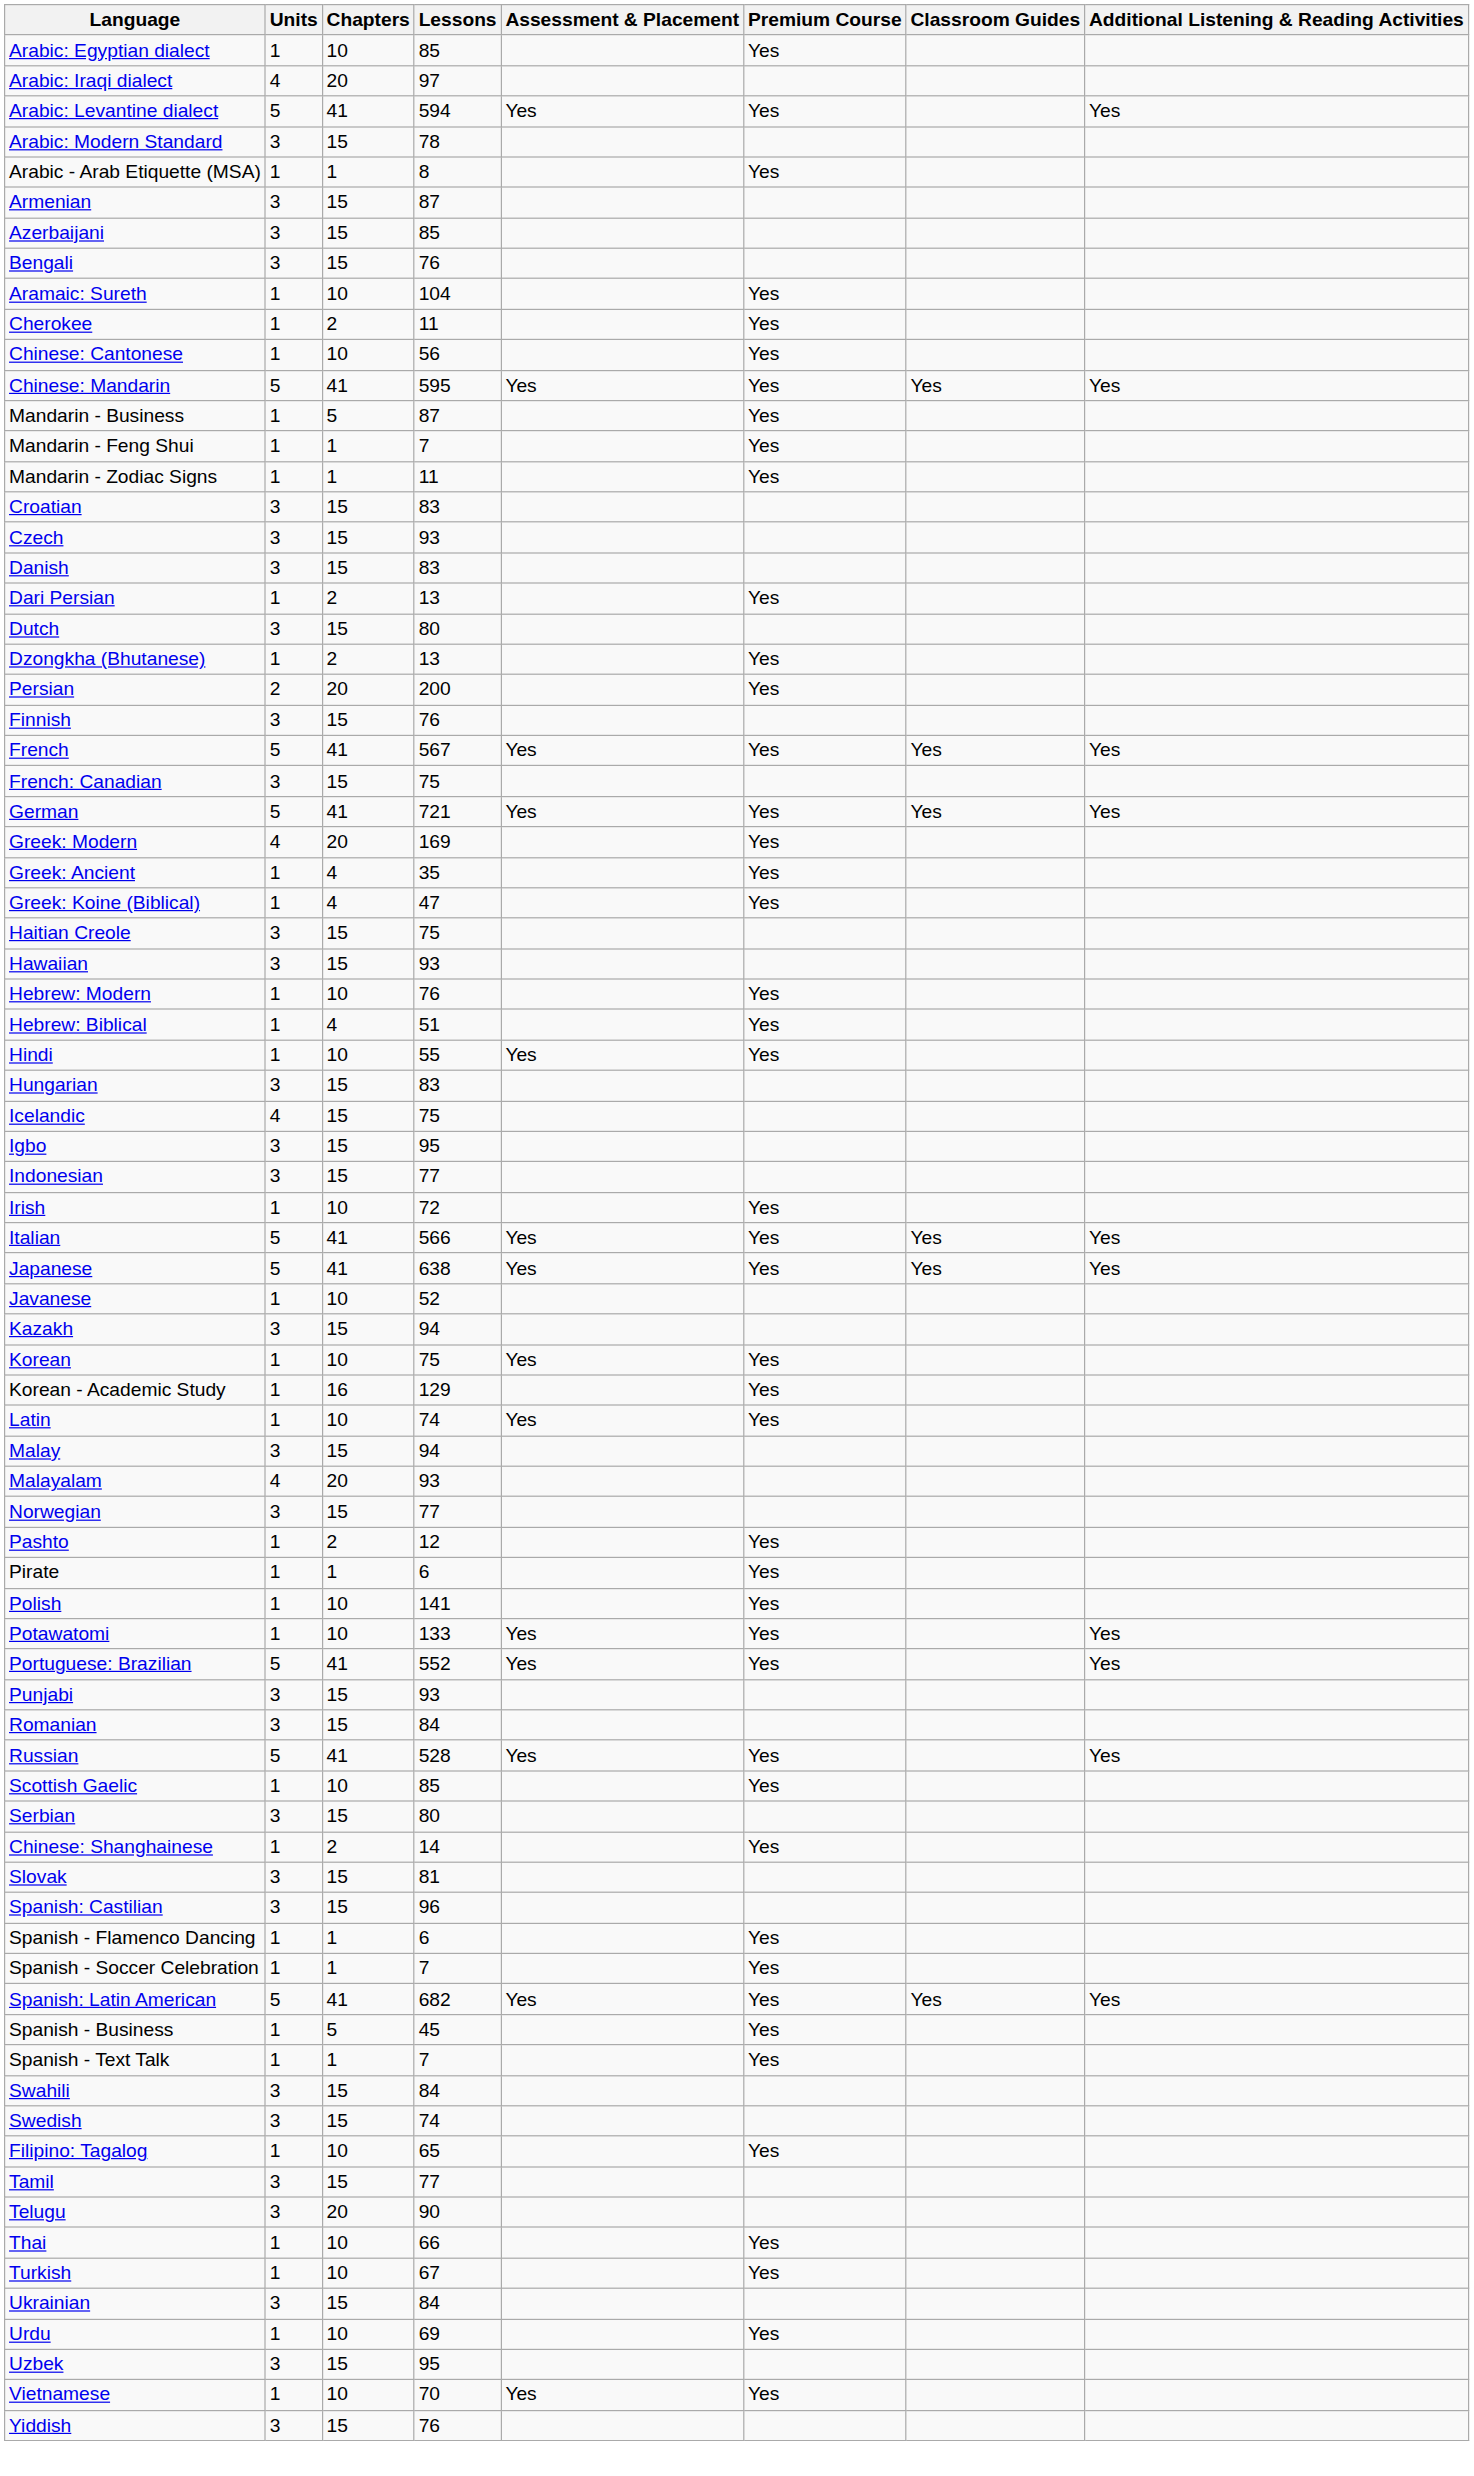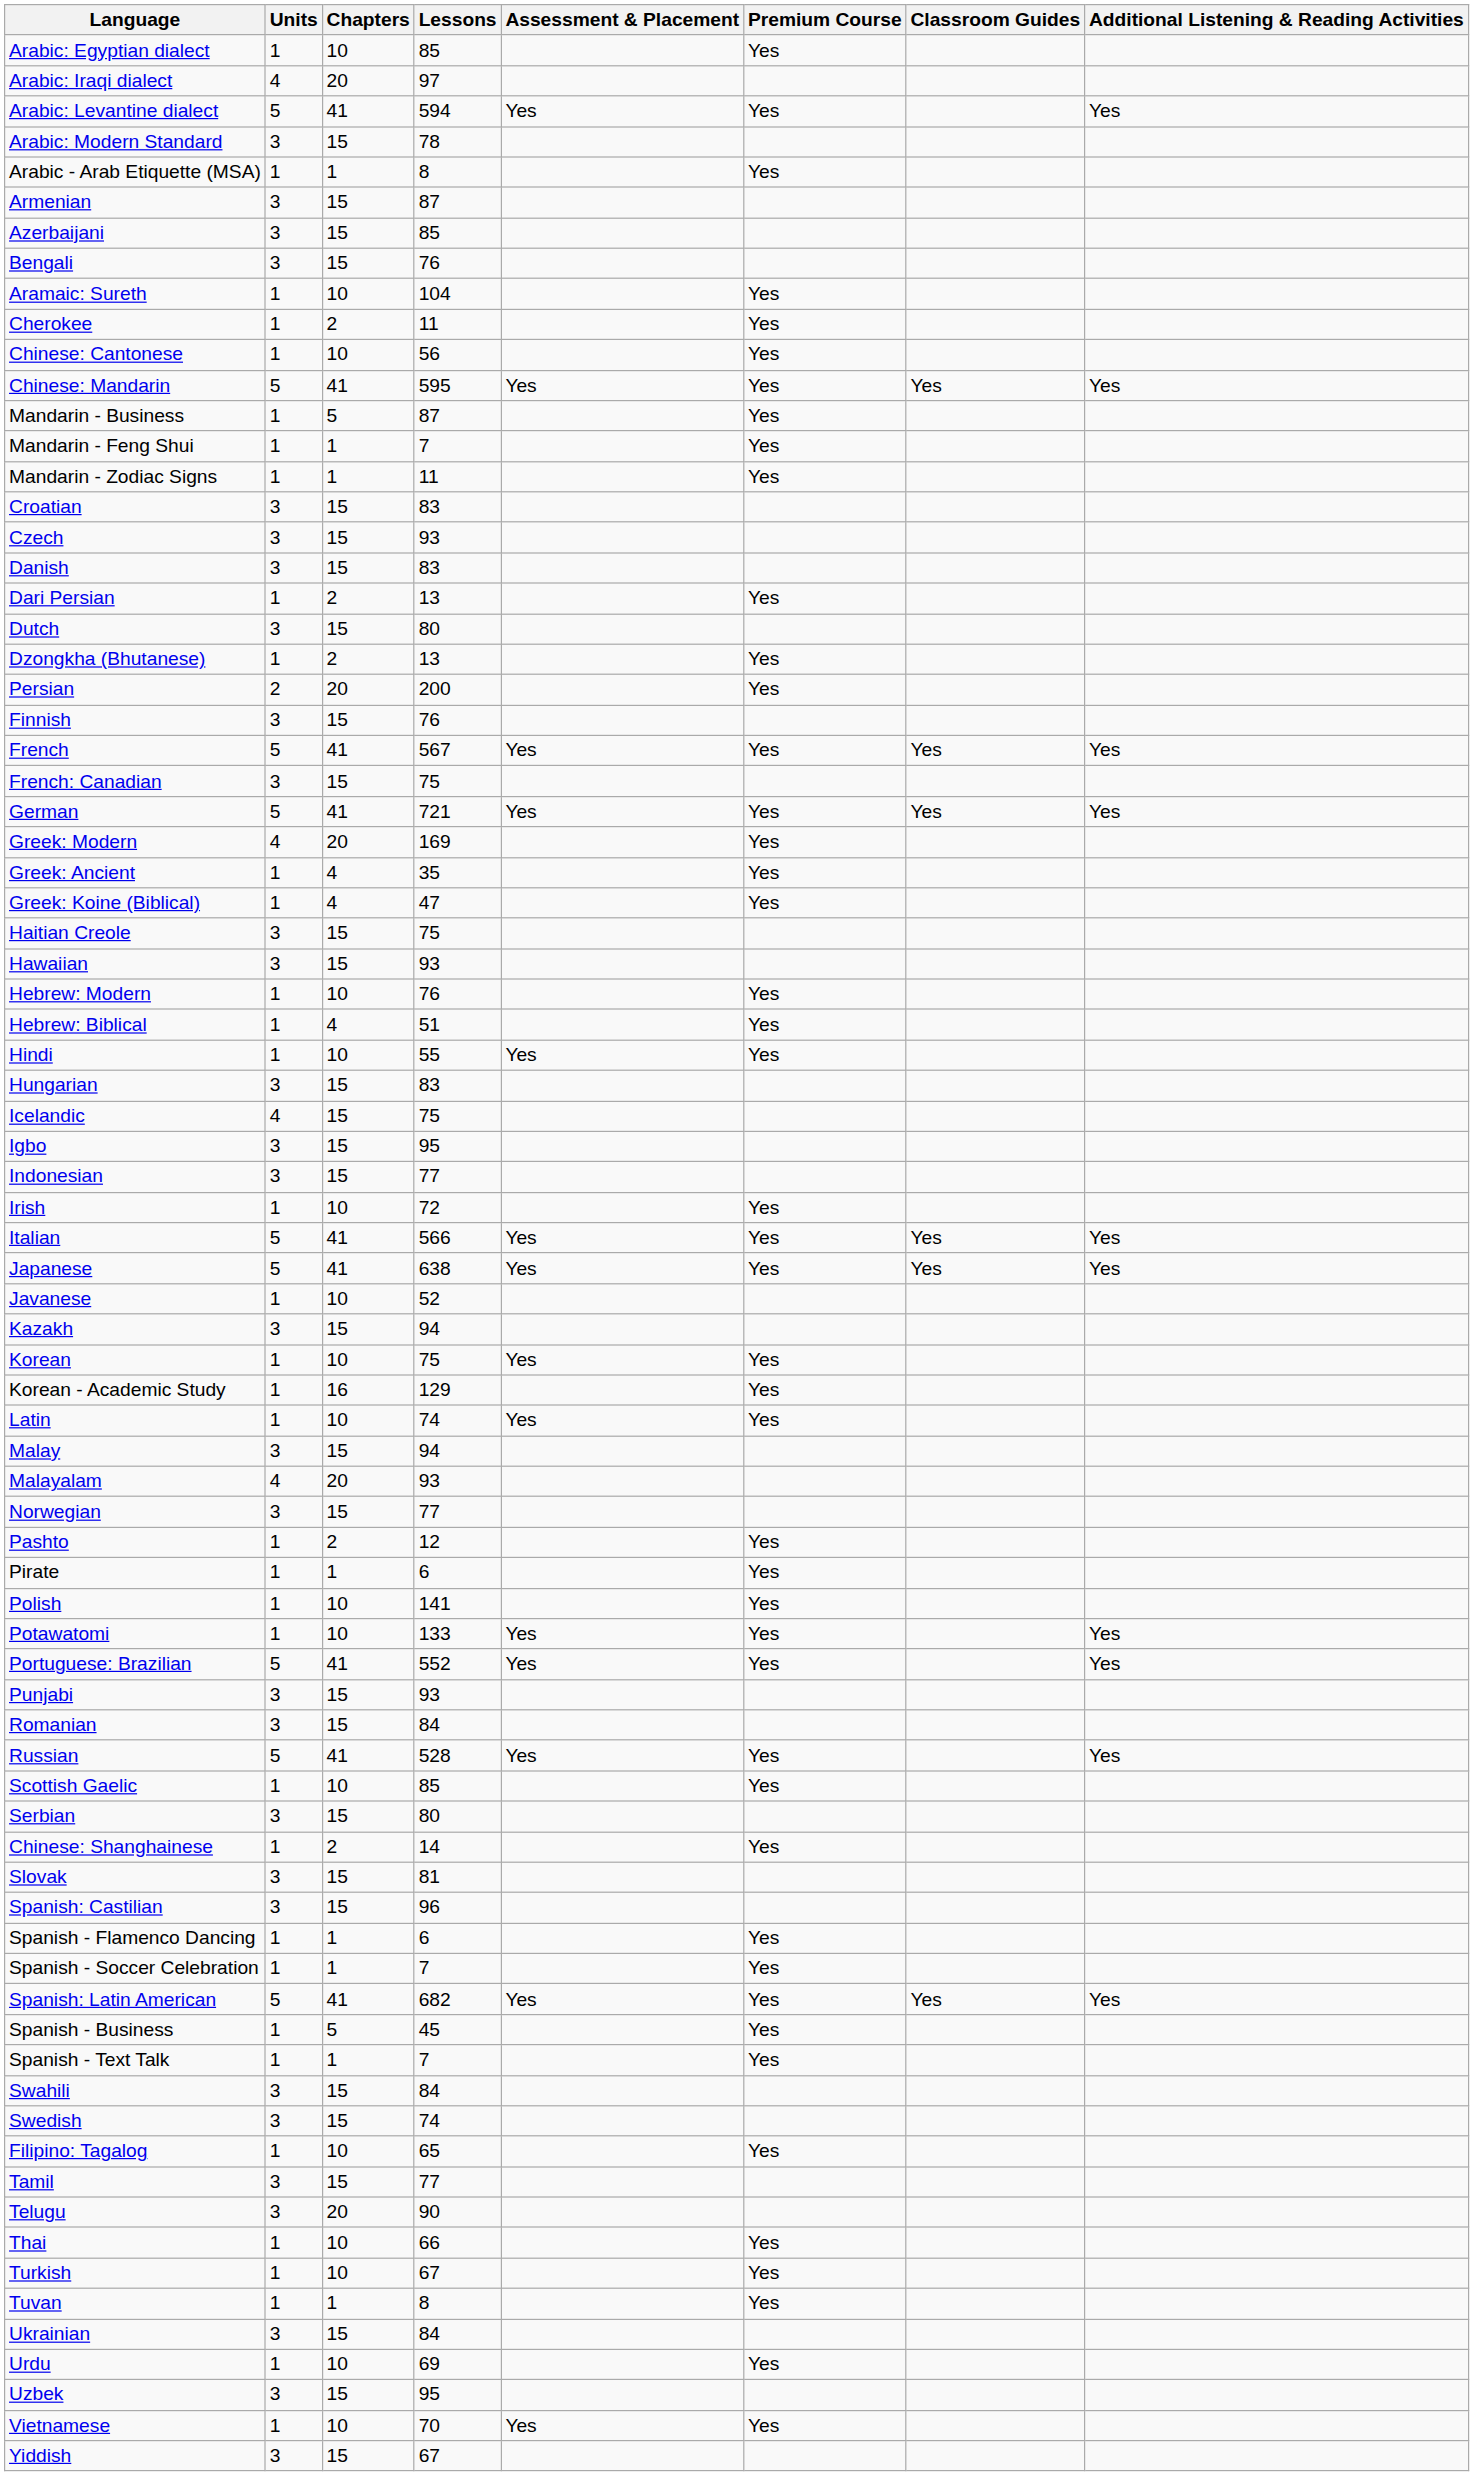+ row: (35, 2303)
(429, 2425) 76 -> (429, 2455) 67
